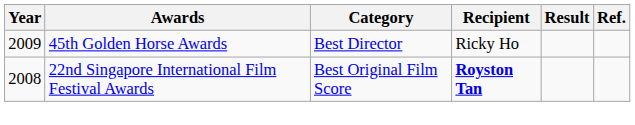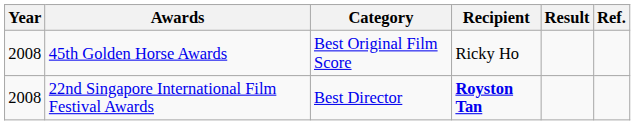(25, 43) 2009 -> (25, 52) 2008
(358, 43) Best Director -> (376, 52) Best Original Film Score
(376, 79) Best Original Film Score -> (358, 97) Best Director
